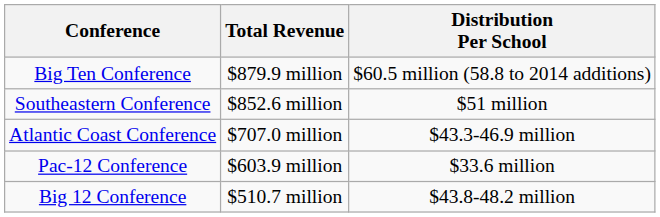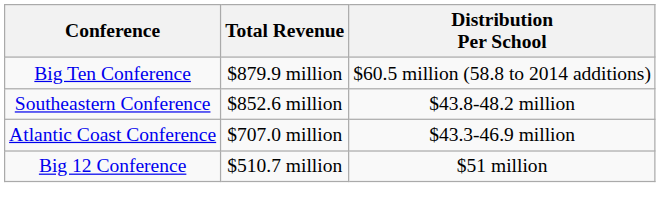(502, 103) $51 million -> (502, 103) $43.8-48.2 million
- row: (113, 165)
(502, 196) $43.8-48.2 million -> (502, 165) $51 million
